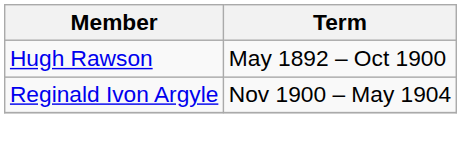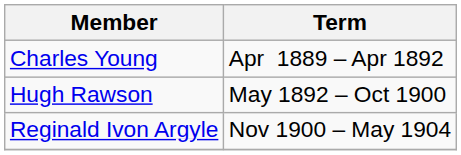+ row: (84, 58)
